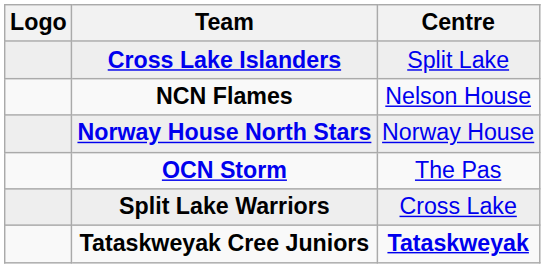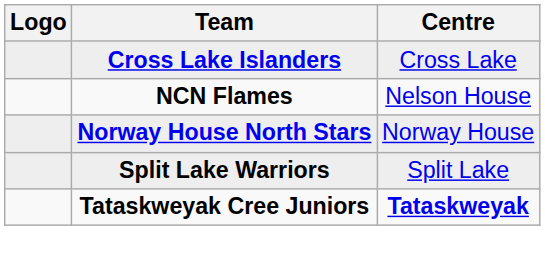(458, 59) Split Lake -> (458, 59) Cross Lake
- row: (224, 170)
(458, 206) Cross Lake -> (458, 170) Split Lake
